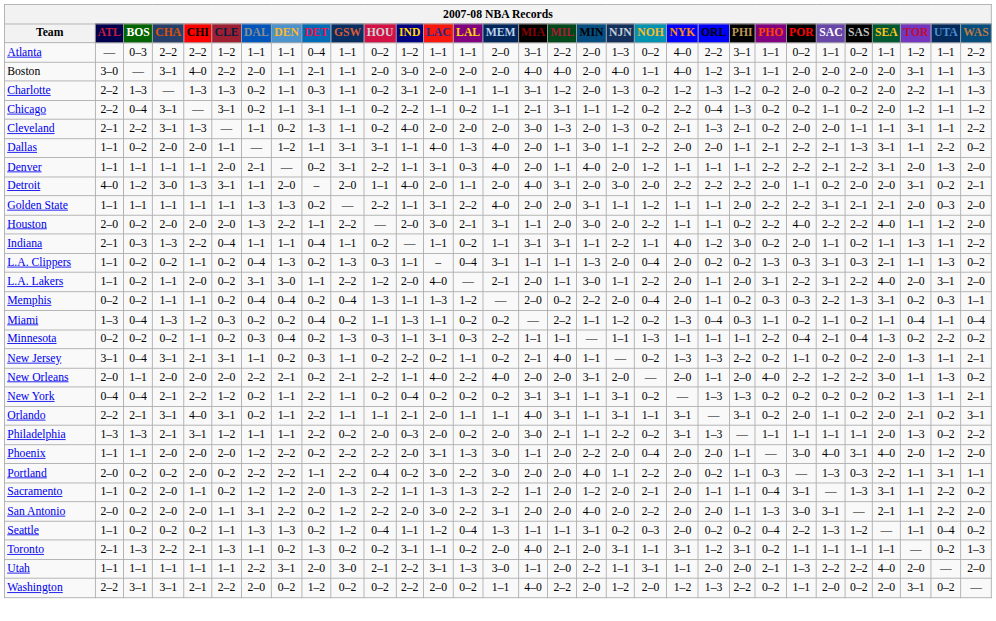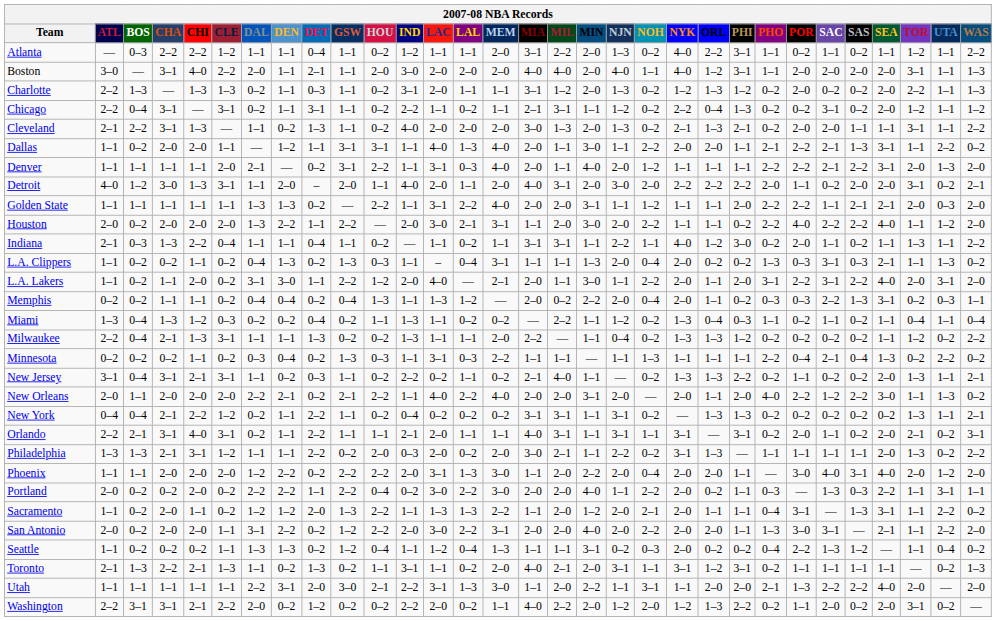(831, 109) 1–1 -> (831, 109) 3–1
(831, 205) 3–1 -> (831, 205) 1–1
+ row: (33, 338)
(380, 549) 0–2 -> (380, 568) 1–1
